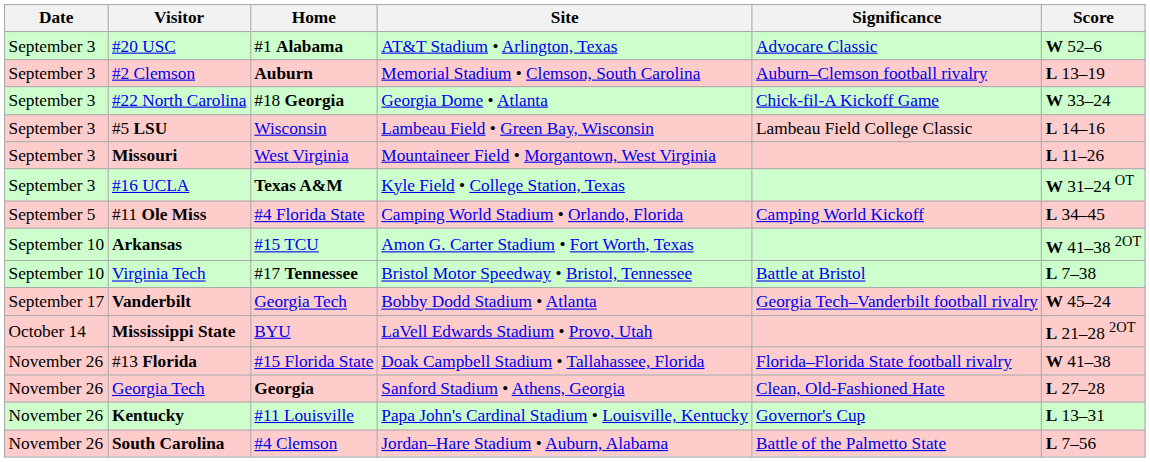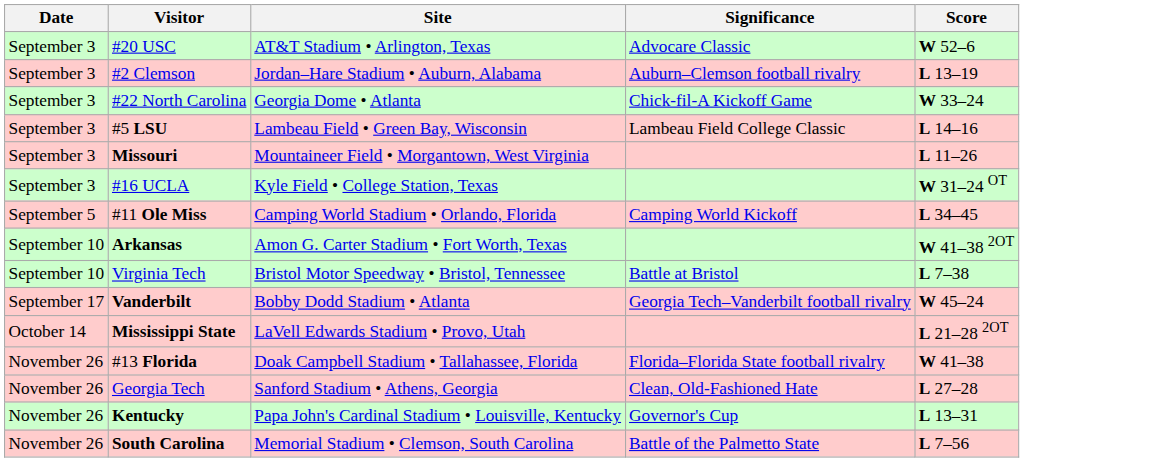- column: (314, 18)
(541, 73) Memorial Stadium • Clemson, South Carolina -> (398, 73) Jordan–Hare Stadium • Auburn, Alabama
(525, 443) Jordan–Hare Stadium • Auburn, Alabama -> (414, 443) Memorial Stadium • Clemson, South Carolina
